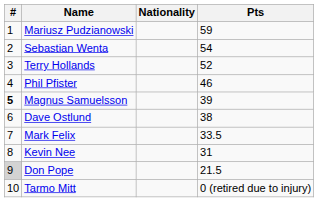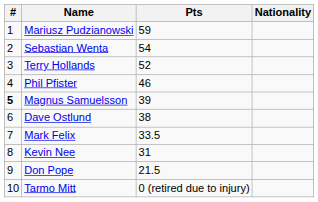columns swapped: (167, 13) <-> (256, 13)
(10, 170) lightgrey background -> (10, 170) no background
